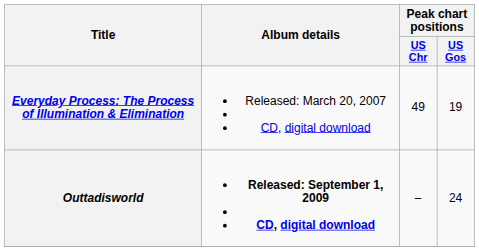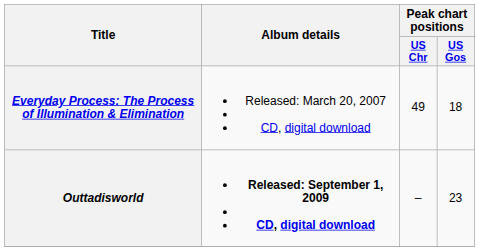(456, 107) 19 -> (456, 107) 18
(456, 198) 24 -> (456, 198) 23
